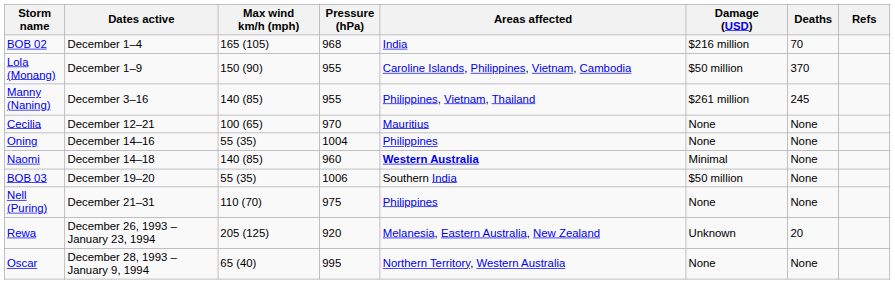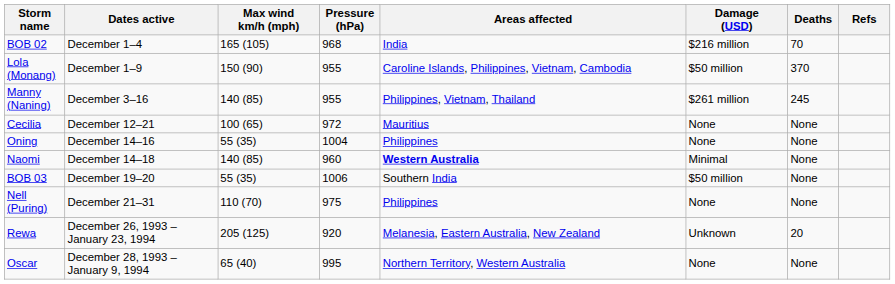(332, 123) 970 -> (332, 123) 972
